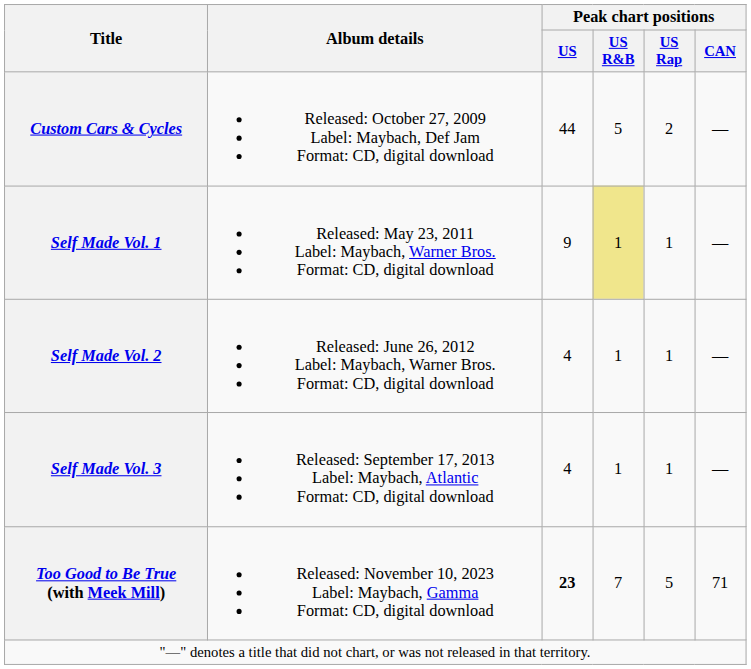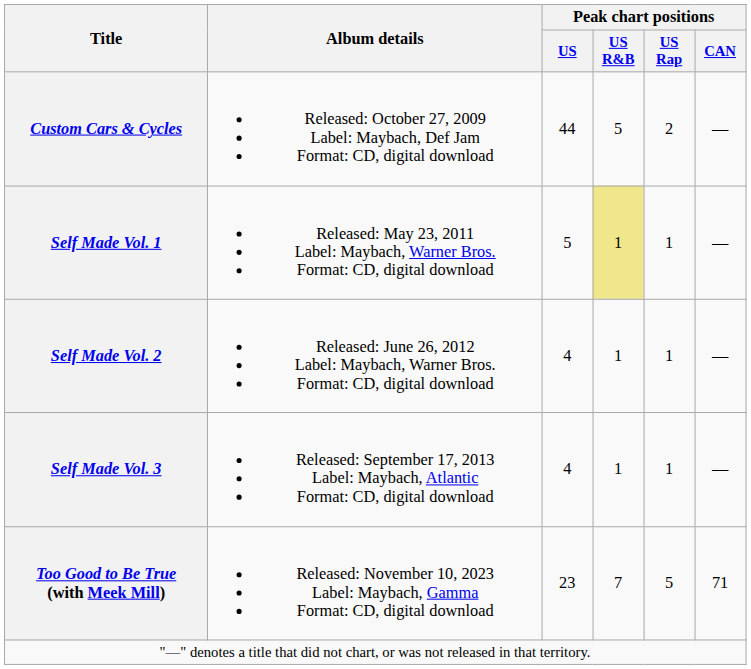(567, 242) 9 -> (567, 242) 5
(567, 583) bold -> (567, 583) normal
